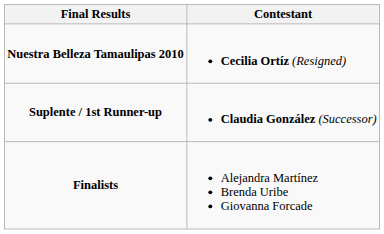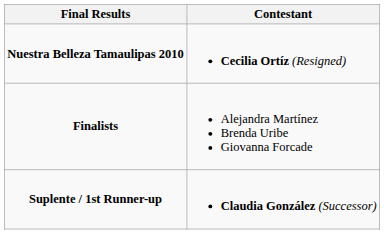rows swapped: (95, 112) <-> (95, 185)
